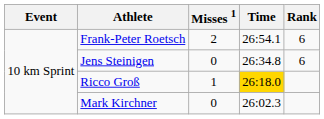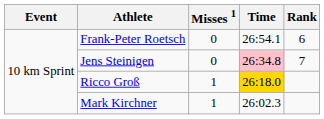(214, 39) 2 -> (214, 39) 0
(262, 61) no background -> (262, 61) pink background
(302, 61) 6 -> (302, 61) 7
(214, 103) 0 -> (214, 103) 1
